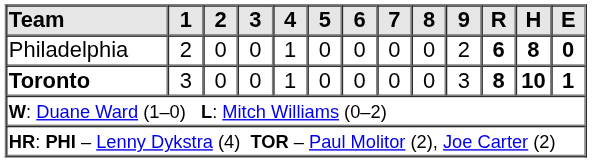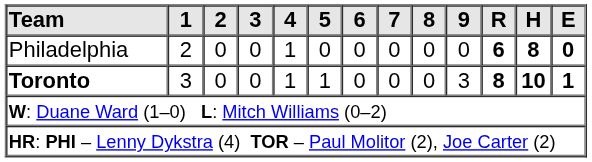(464, 50) 2 -> (464, 50) 0
(325, 80) 0 -> (325, 80) 1
